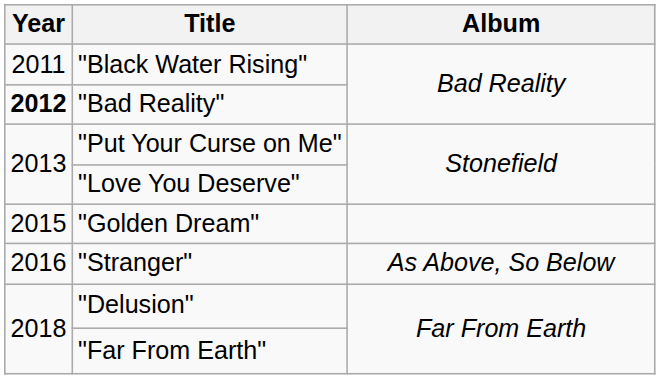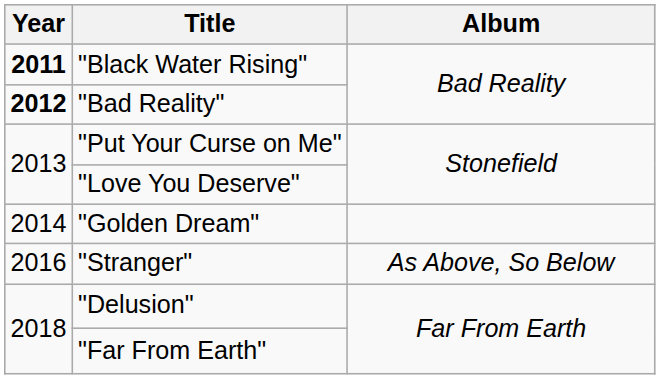(39, 64) normal -> (39, 64) bold
(39, 223) 2015 -> (39, 223) 2014
